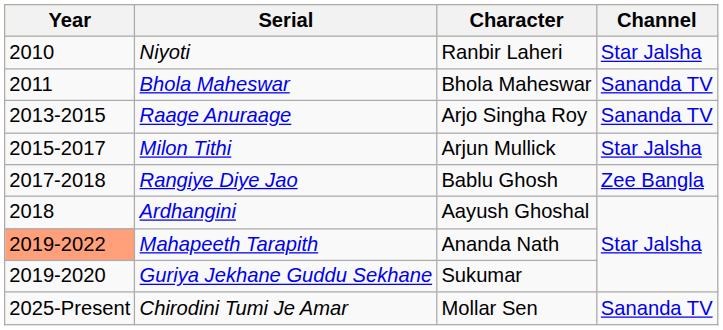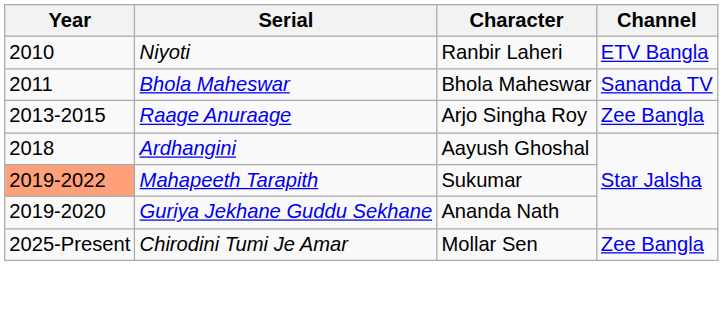(651, 52) Star Jalsha -> (655, 52) ETV Bangla
(657, 116) Sananda TV -> (652, 116) Zee Bangla
- row: (185, 148)
- row: (219, 180)
(500, 244) Ananda Nath -> (482, 180) Sukumar
(482, 276) Sukumar -> (500, 212) Ananda Nath
(657, 308) Sananda TV -> (652, 244) Zee Bangla
